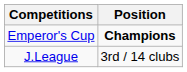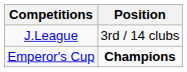rows swapped: (51, 56) <-> (51, 35)
